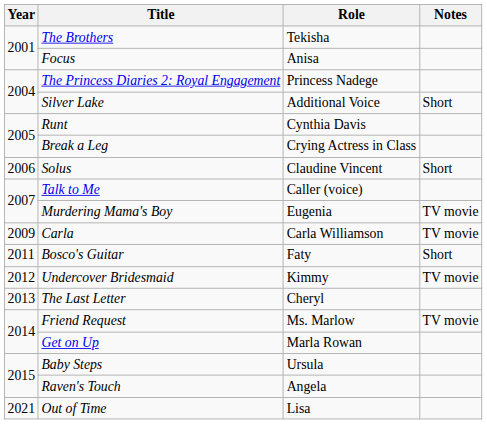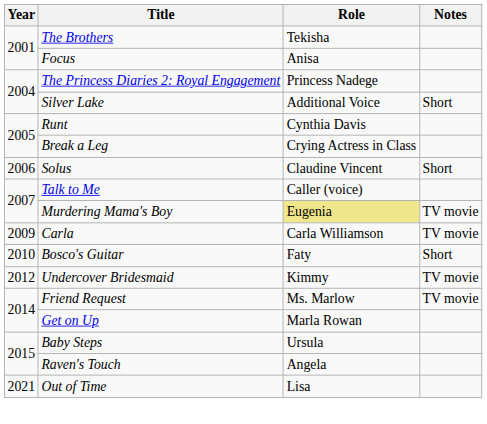(309, 211) no background -> (309, 211) khaki background
(21, 255) 2011 -> (21, 255) 2010
- row: (84, 299)
